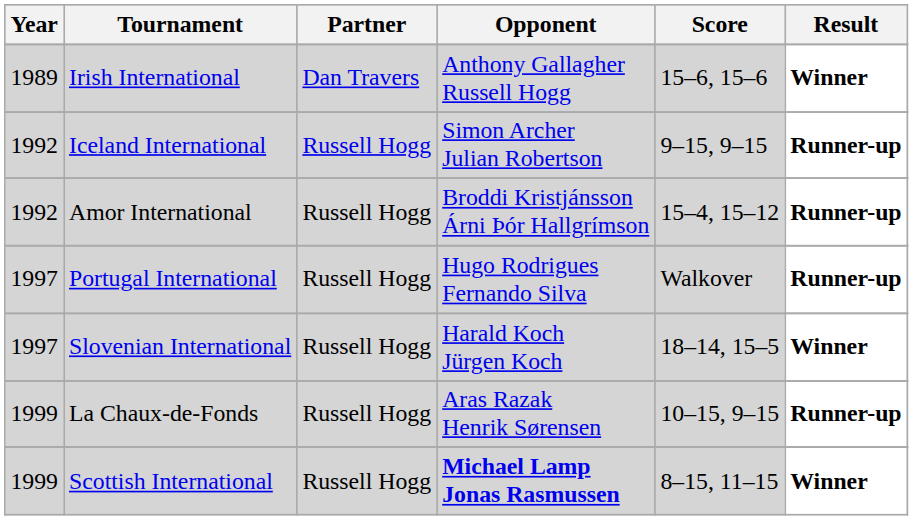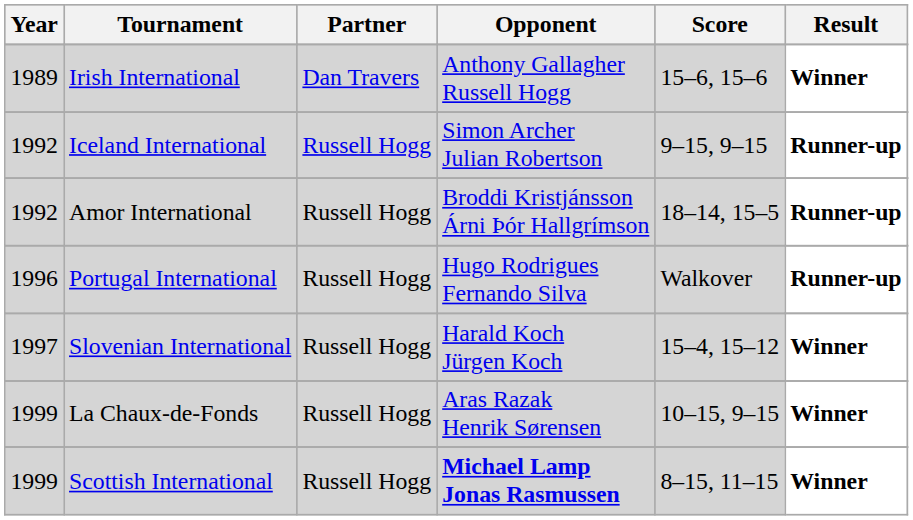(720, 212) 15–4, 15–12 -> (720, 212) 18–14, 15–5
(34, 279) 1997 -> (34, 279) 1996
(720, 346) 18–14, 15–5 -> (720, 346) 15–4, 15–12
(846, 413) Runner-up -> (829, 413) Winner
